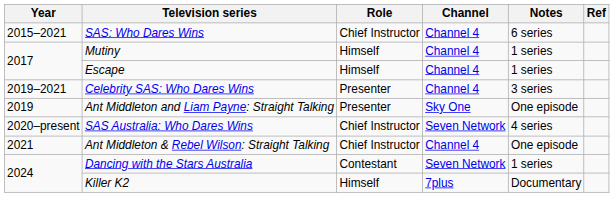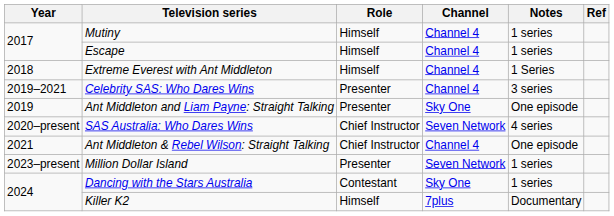- row: (144, 32)
+ row: (179, 70)
+ row: (136, 164)
(465, 164) Seven Network -> (448, 182) Sky One
